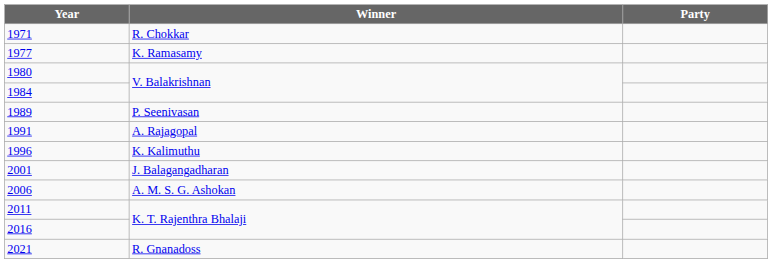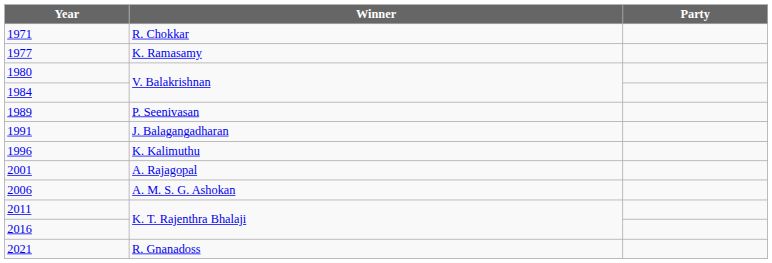(165, 131) A. Rajagopal -> (180, 131) J. Balagangadharan
(180, 170) J. Balagangadharan -> (165, 170) A. Rajagopal
